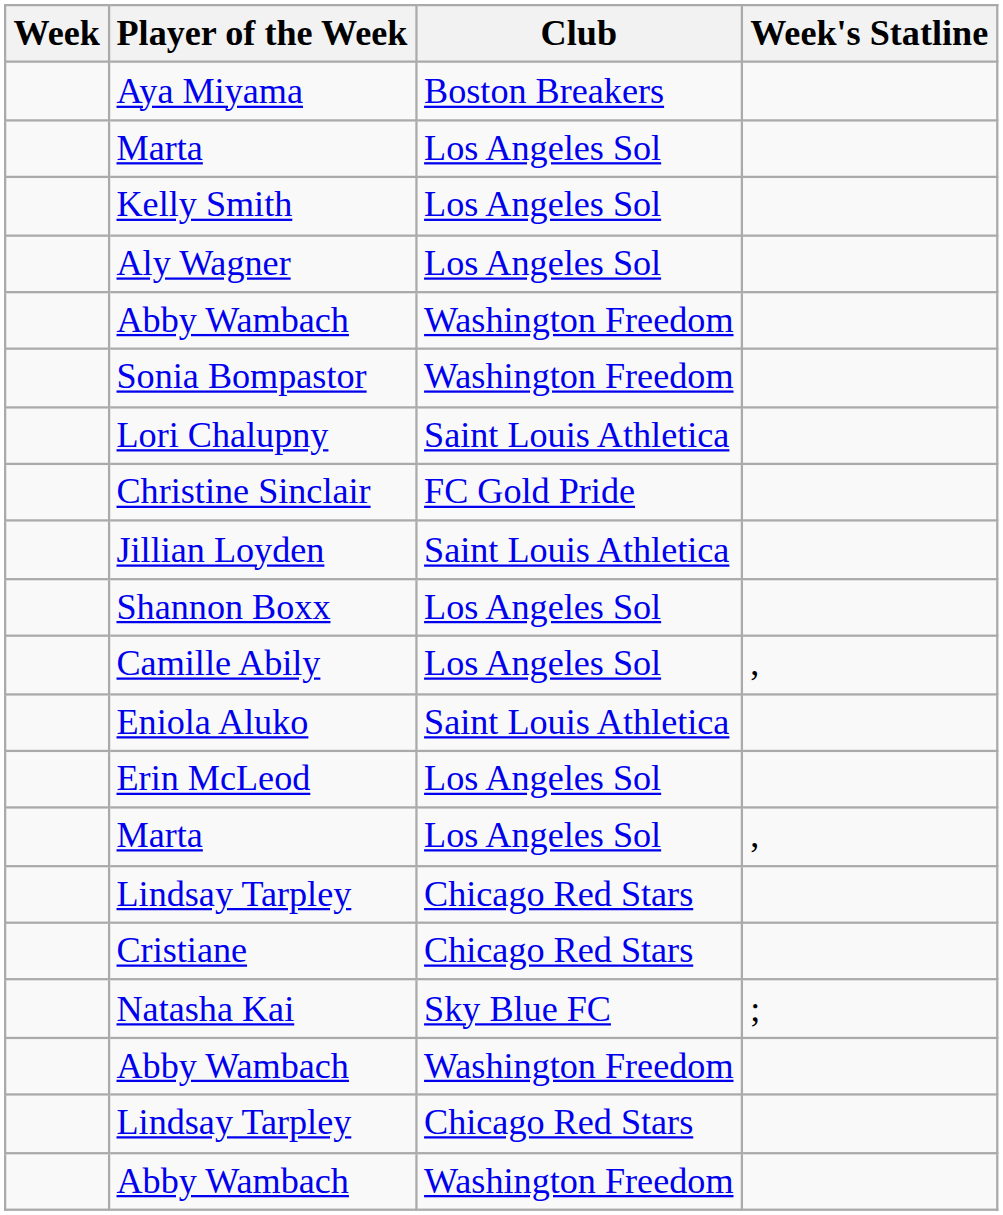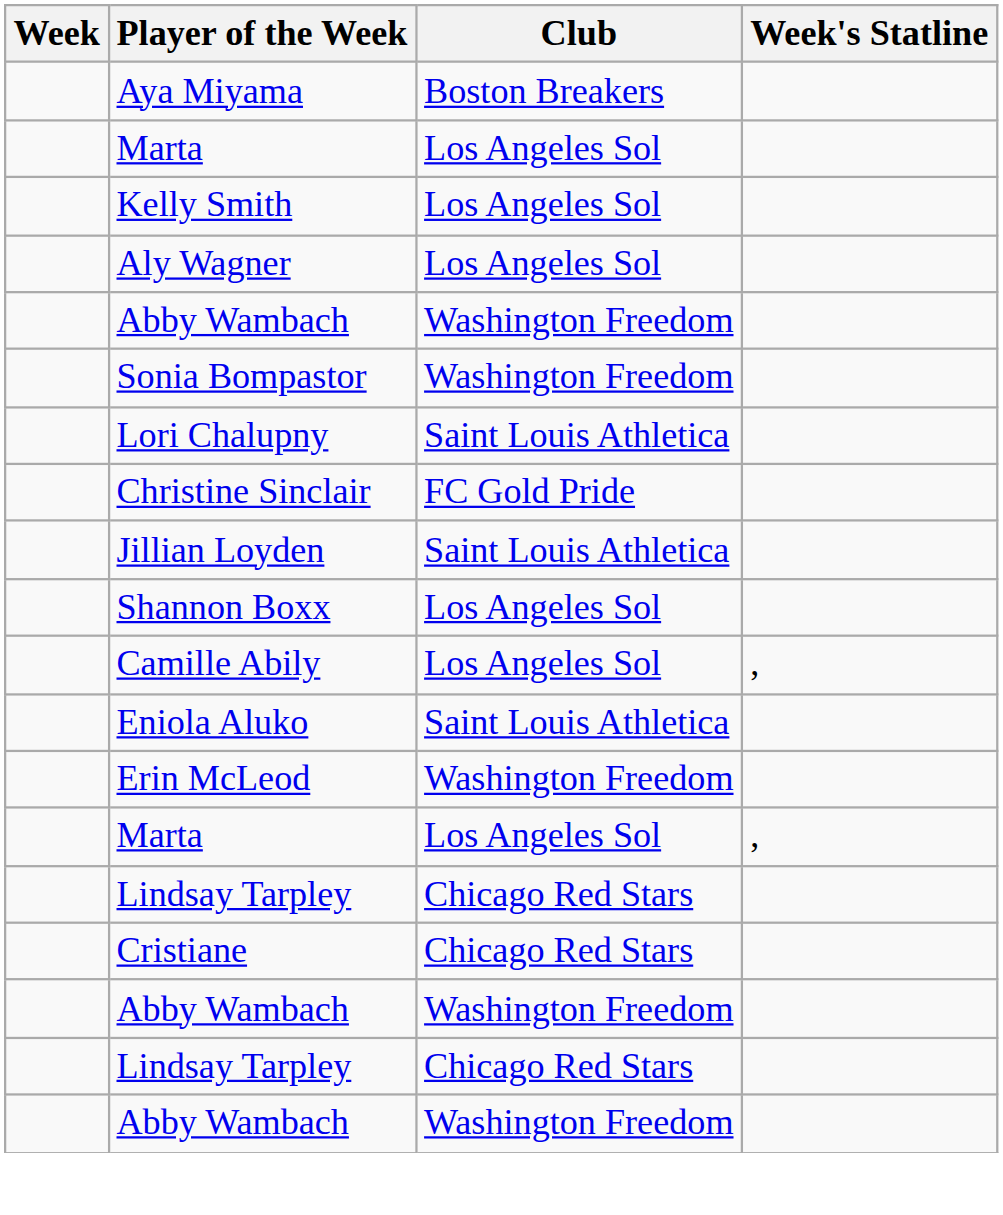(543, 778) Los Angeles Sol -> (579, 778) Washington Freedom
- row: (205, 1008)
